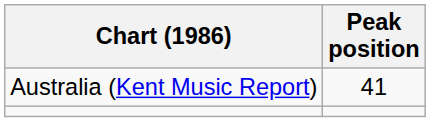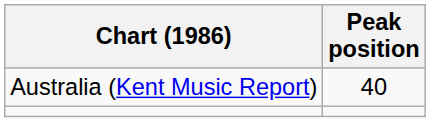(374, 86) 41 -> (374, 86) 40
